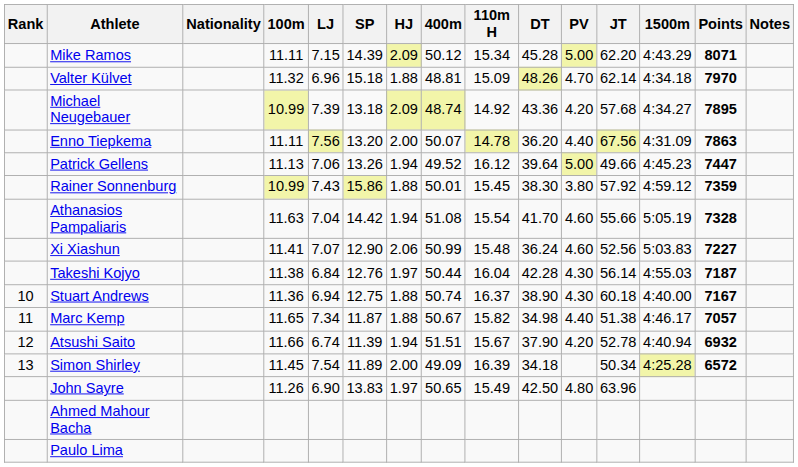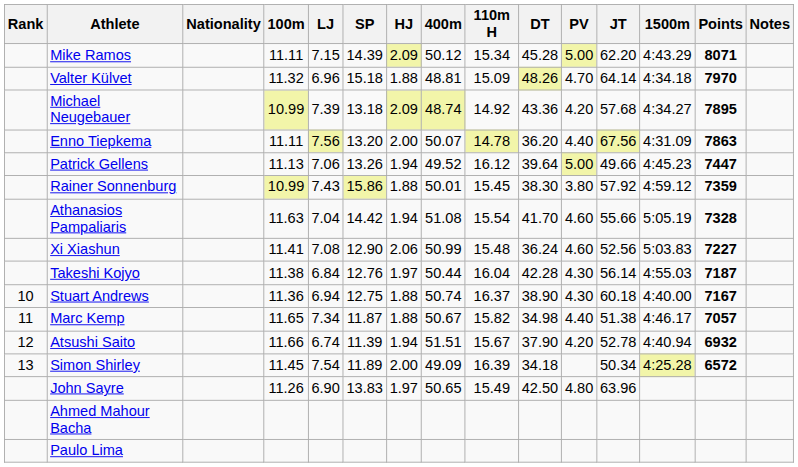(618, 78) 62.14 -> (618, 78) 64.14
(326, 249) 7.07 -> (326, 249) 7.08
